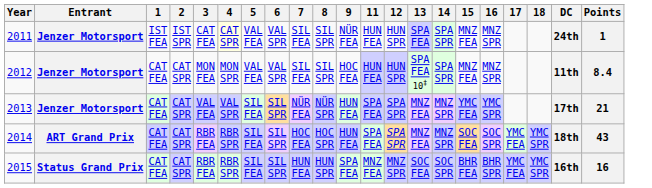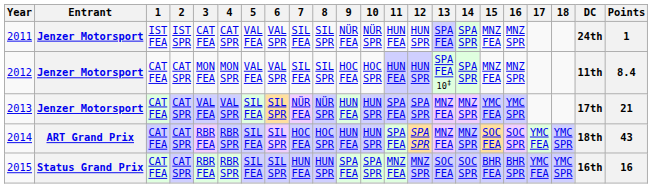+ column: (372, 13)
(229, 37) lightyellow background -> (229, 37) no background
